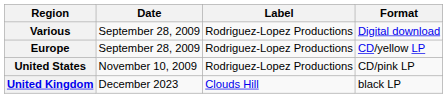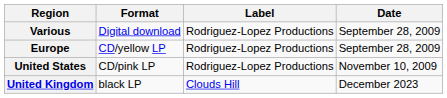columns swapped: (149, 13) <-> (399, 13)
